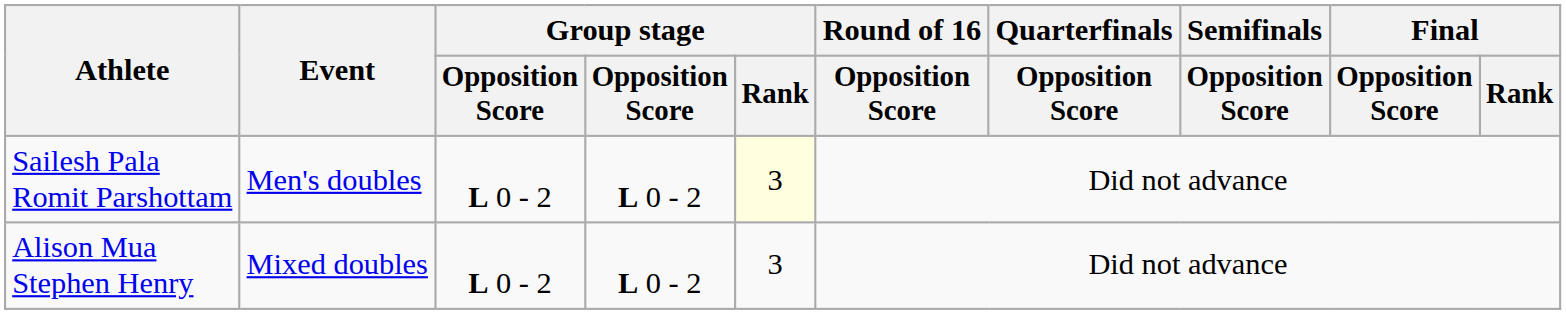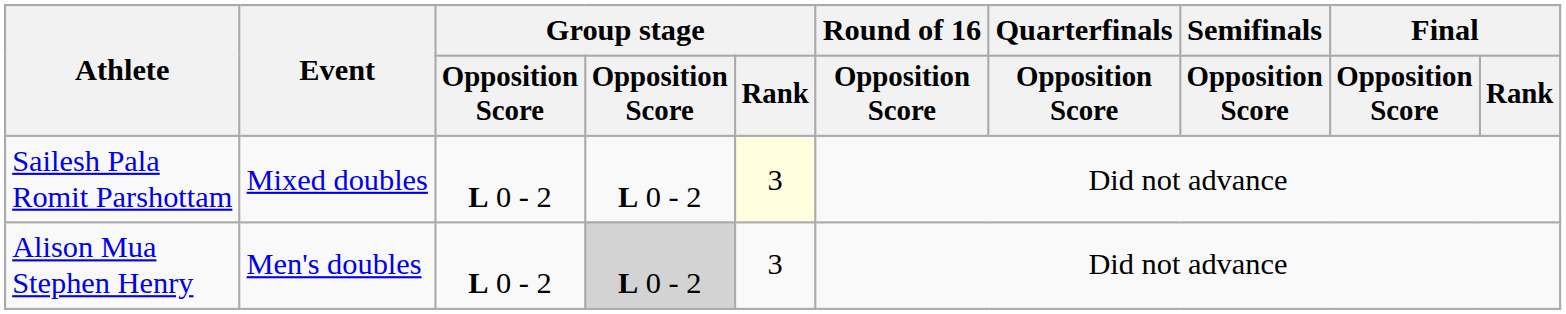(334, 179) Men's doubles -> (337, 179) Mixed doubles
(337, 265) Mixed doubles -> (334, 265) Men's doubles
(660, 283) no background -> (660, 283) lightgrey background
